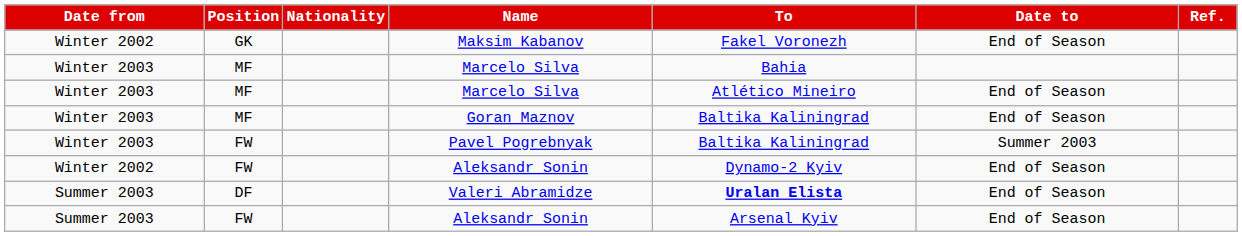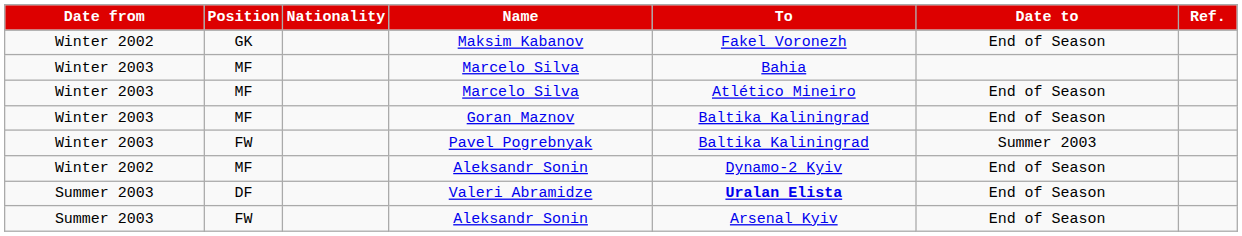(243, 168) FW -> (243, 168) MF
